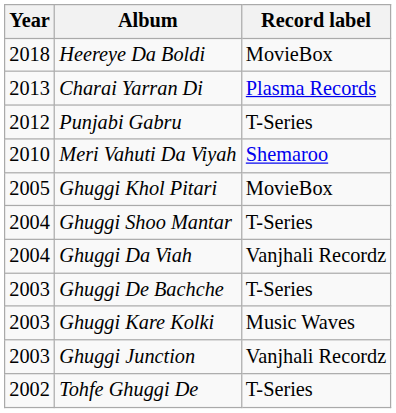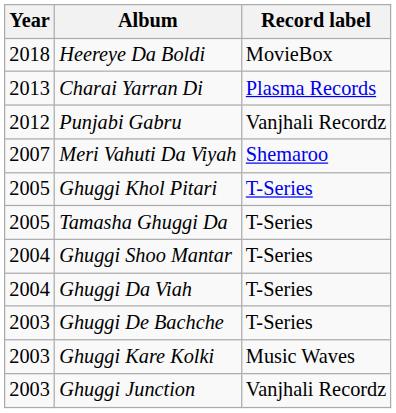(279, 121) T-Series -> (316, 121) Vanjhali Recordz
(30, 155) 2010 -> (30, 155) 2007
(289, 188) MovieBox -> (279, 188) T-Series
+ row: (143, 222)
(316, 255) Vanjhali Recordz -> (279, 289) T-Series
- row: (129, 390)
